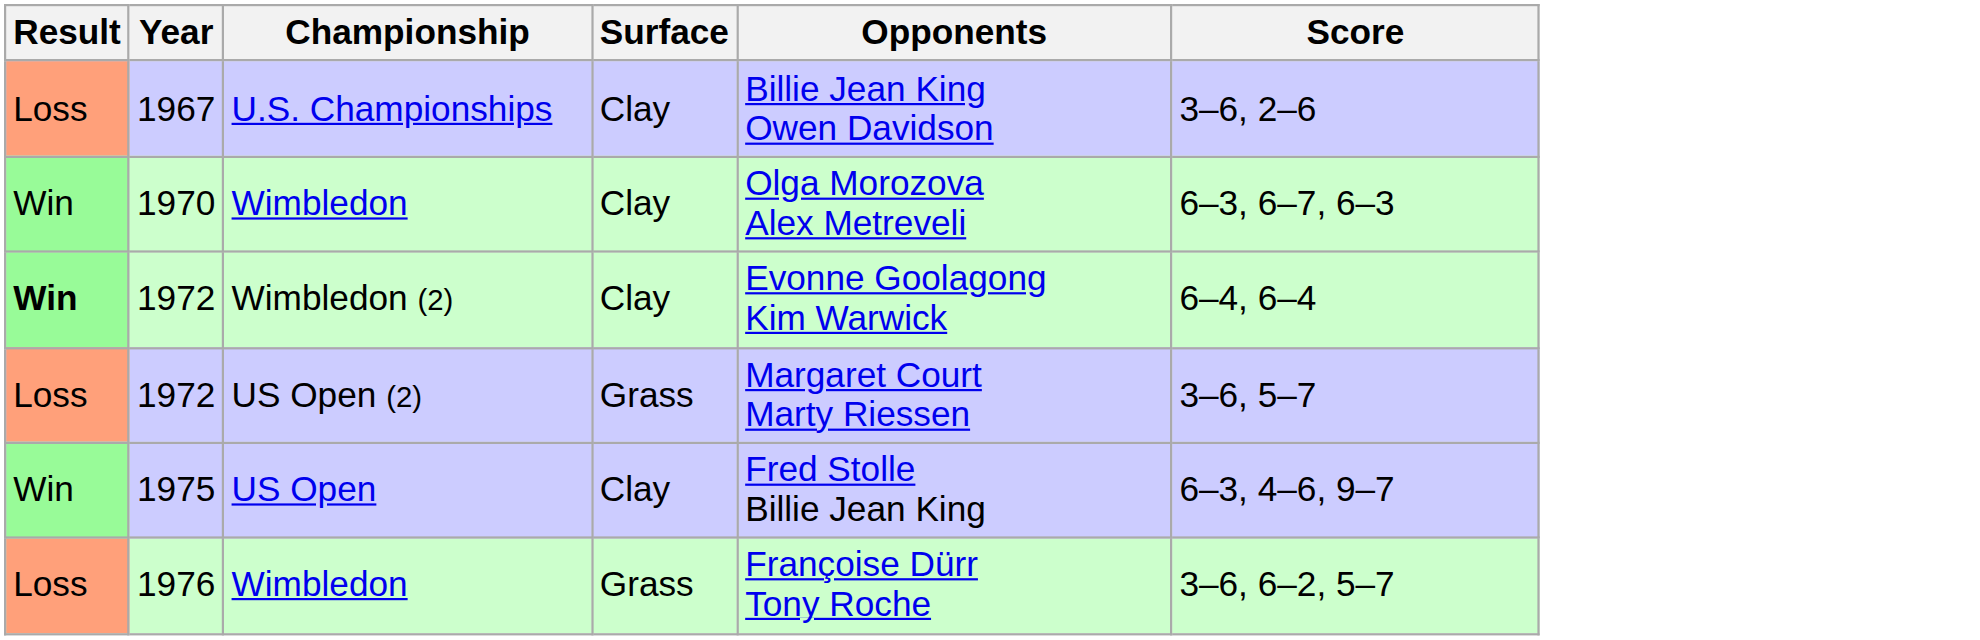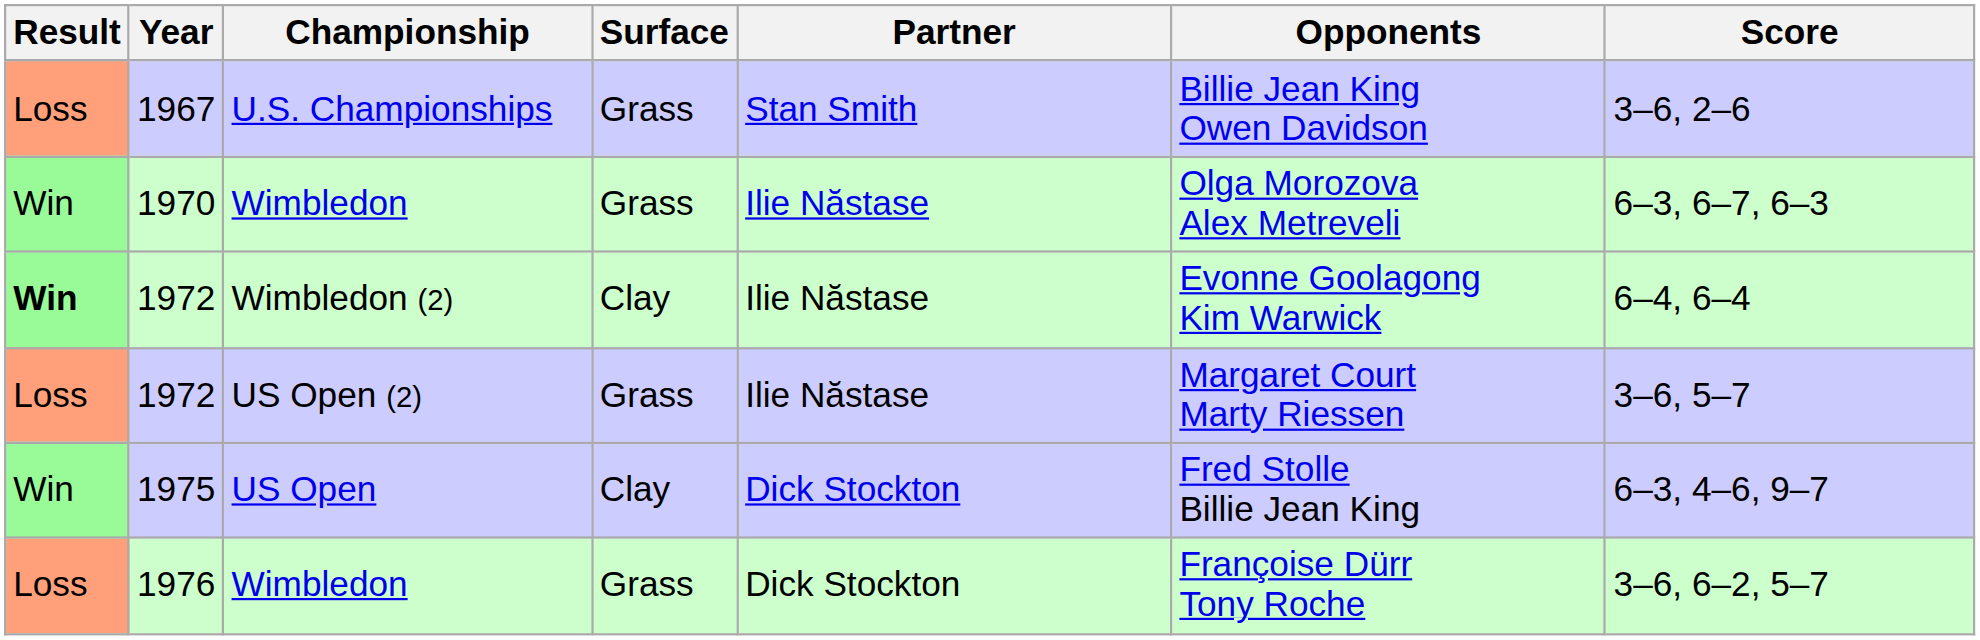+ column: (954, 32)
(635, 108) Clay -> (647, 108) Grass
(635, 203) Clay -> (647, 203) Grass
